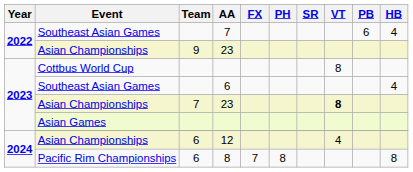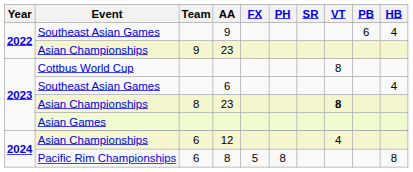(227, 32) 7 -> (227, 32) 9
(196, 104) 7 -> (196, 104) 8
(255, 158) 7 -> (255, 158) 5
